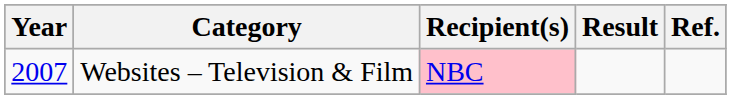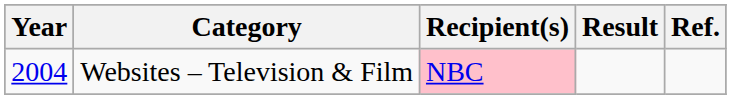(39, 71) 2007 -> (39, 71) 2004
